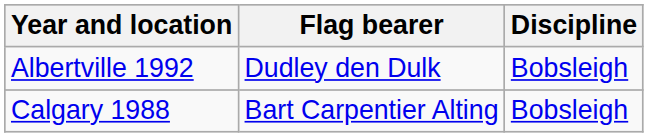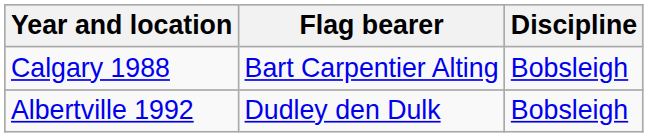rows swapped: (90, 110) <-> (102, 68)
